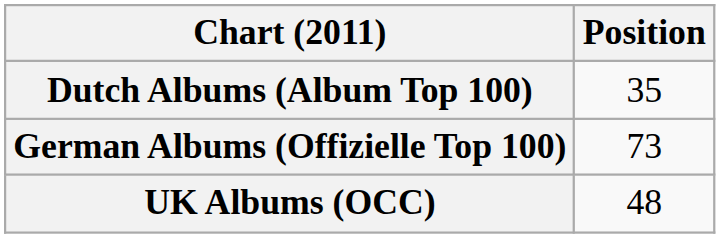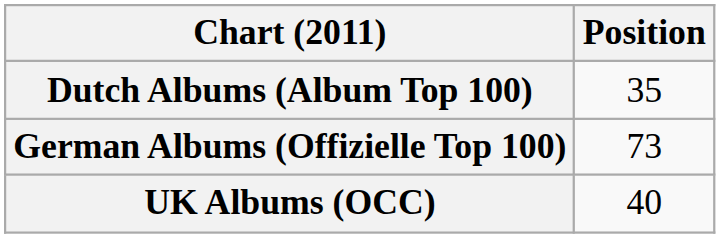(644, 202) 48 -> (644, 202) 40
